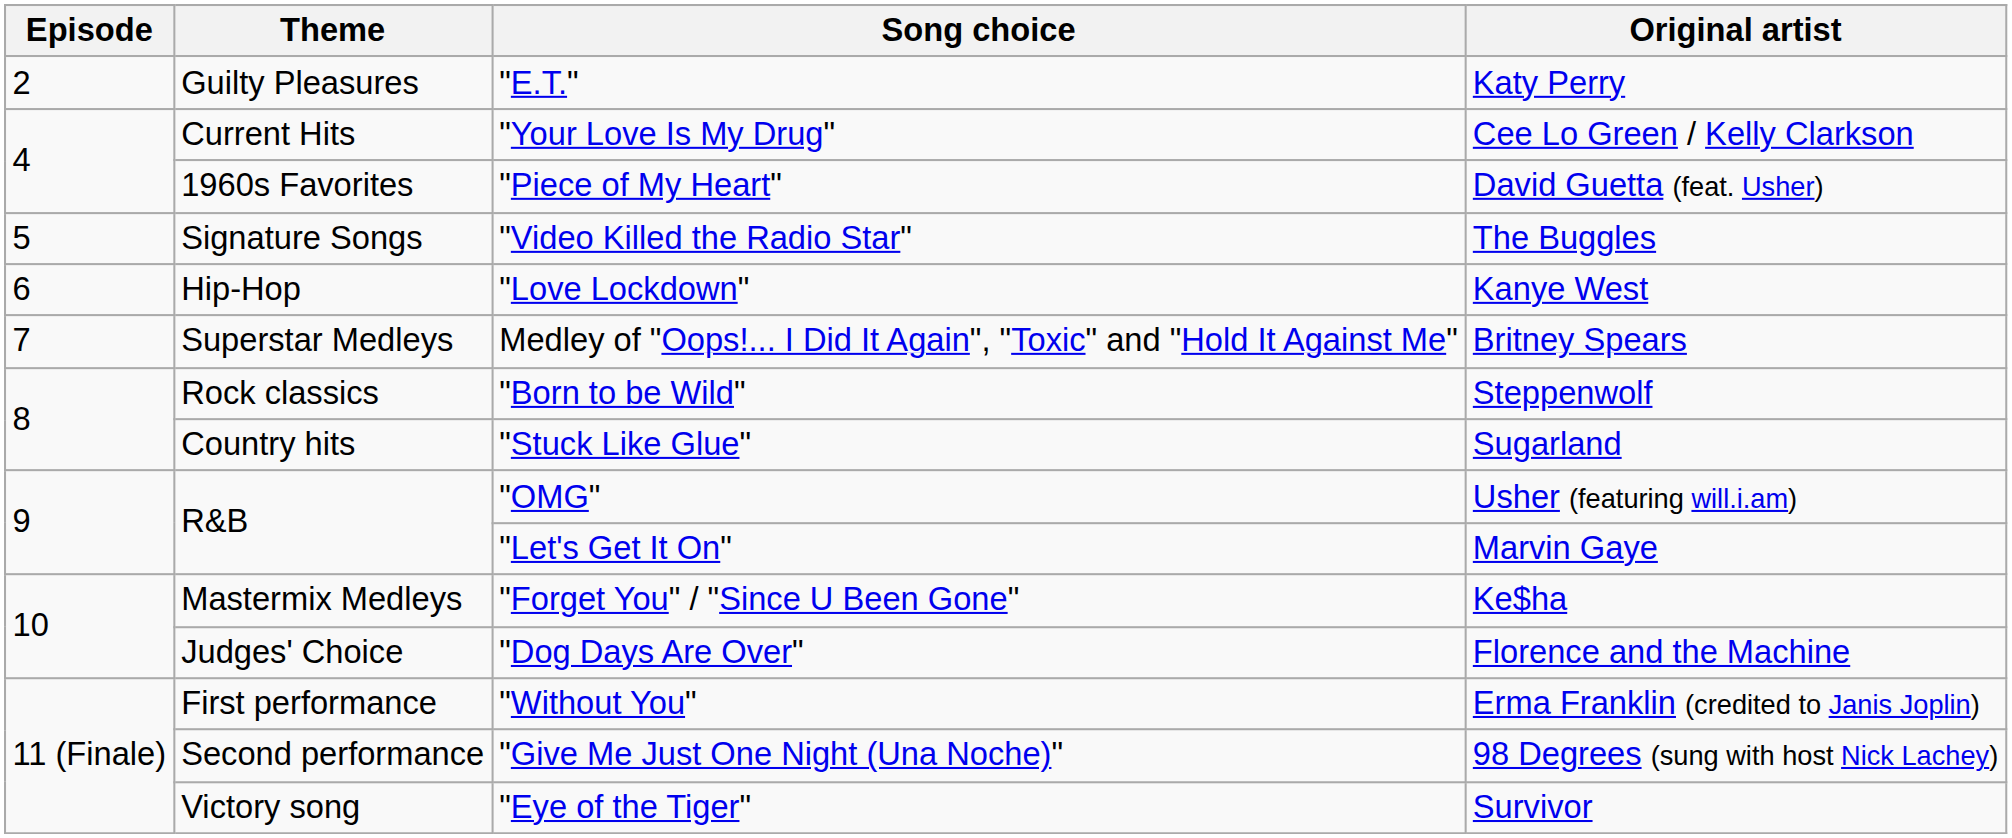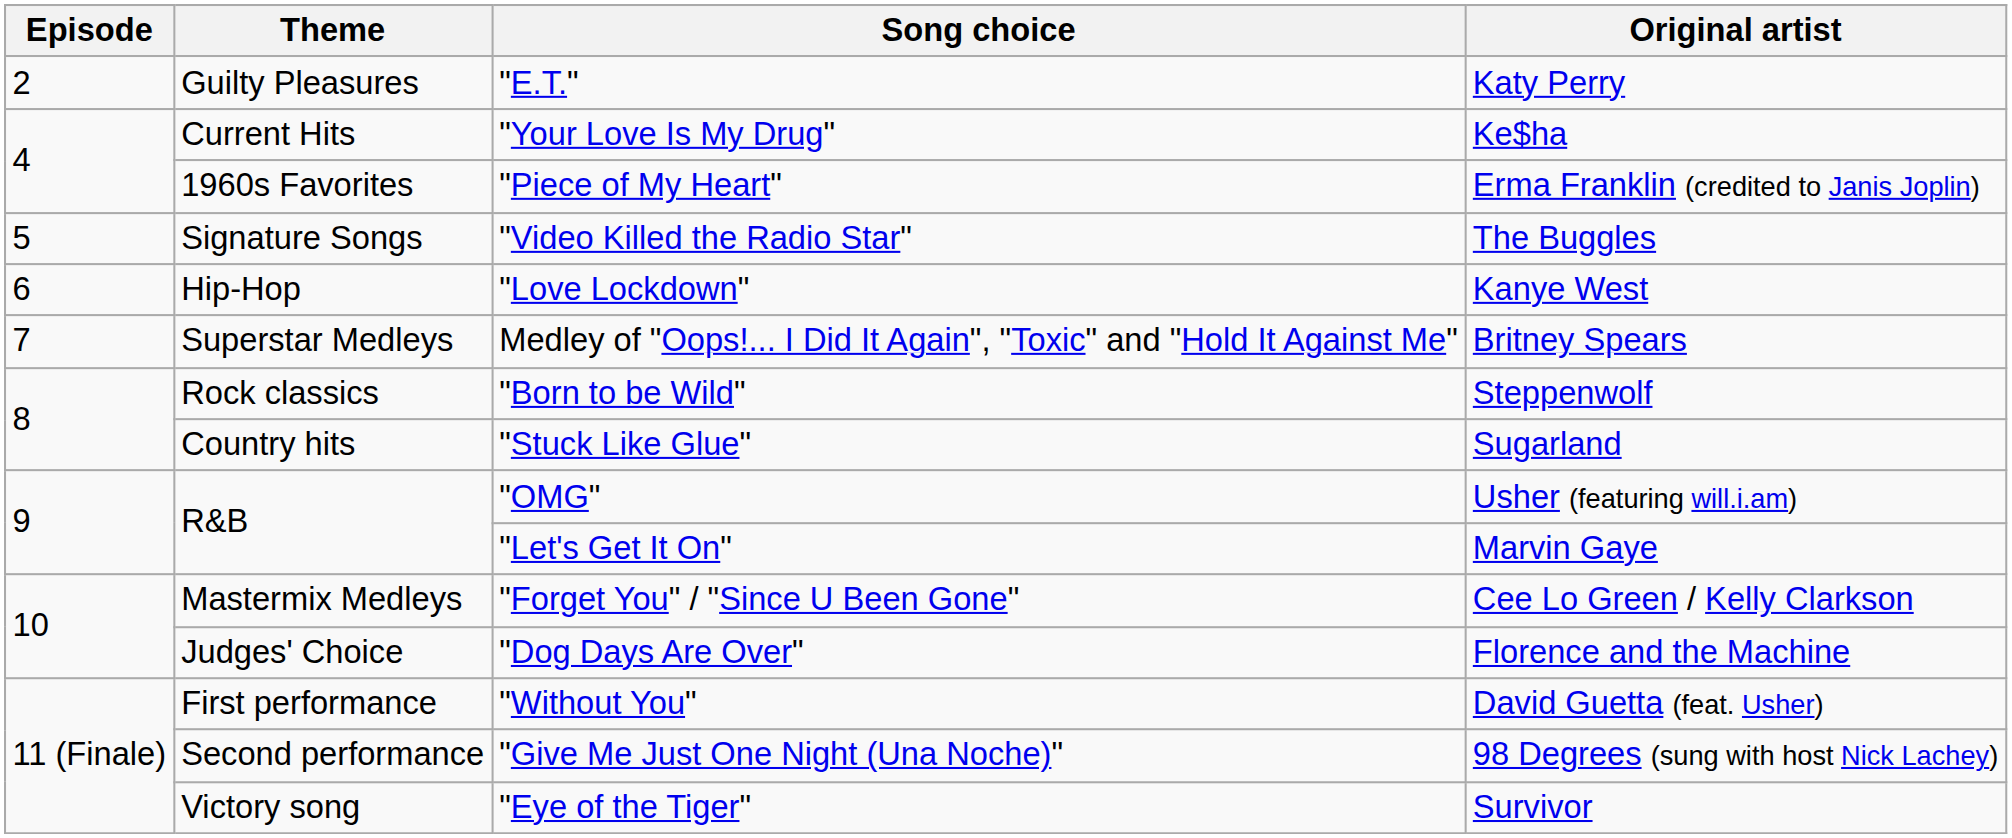(1693, 133) Cee Lo Green / Kelly Clarkson -> (1520, 133) Ke$ha
(1648, 185) David Guetta (feat. Usher) -> (1726, 185) Erma Franklin (credited to Janis Joplin)
(1520, 599) Ke$ha -> (1693, 599) Cee Lo Green / Kelly Clarkson
(1726, 703) Erma Franklin (credited to Janis Joplin) -> (1648, 703) David Guetta (feat. Usher)
